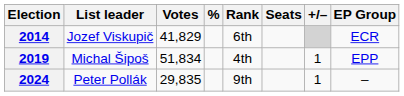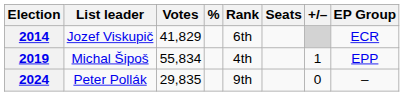(180, 58) 51,834 -> (180, 58) 55,834
(318, 79) 1 -> (318, 79) 0
